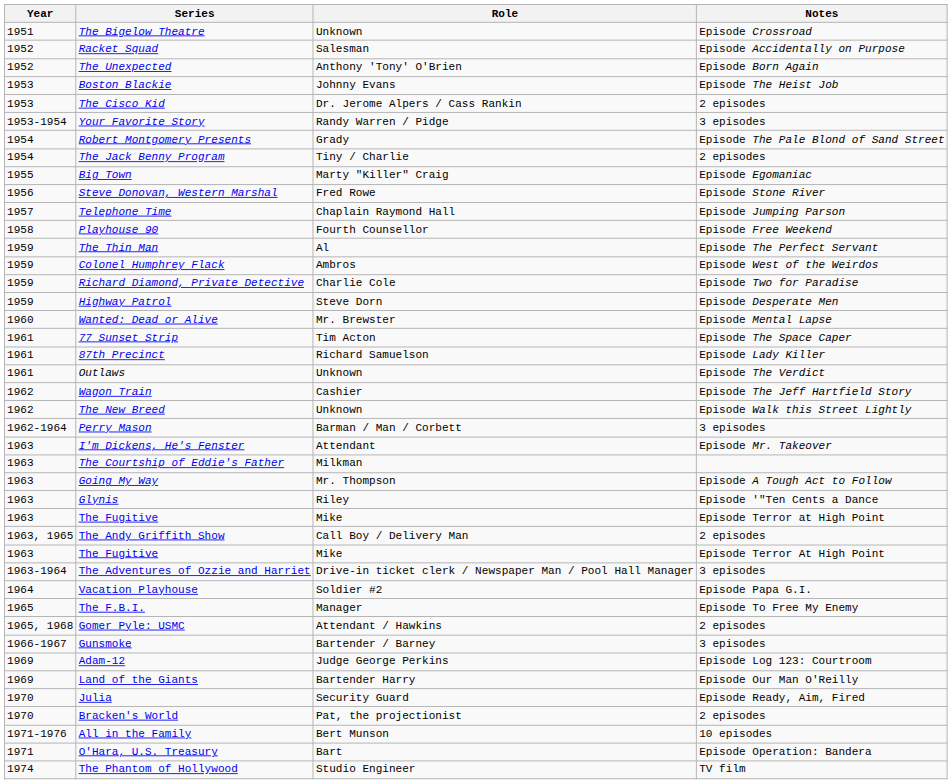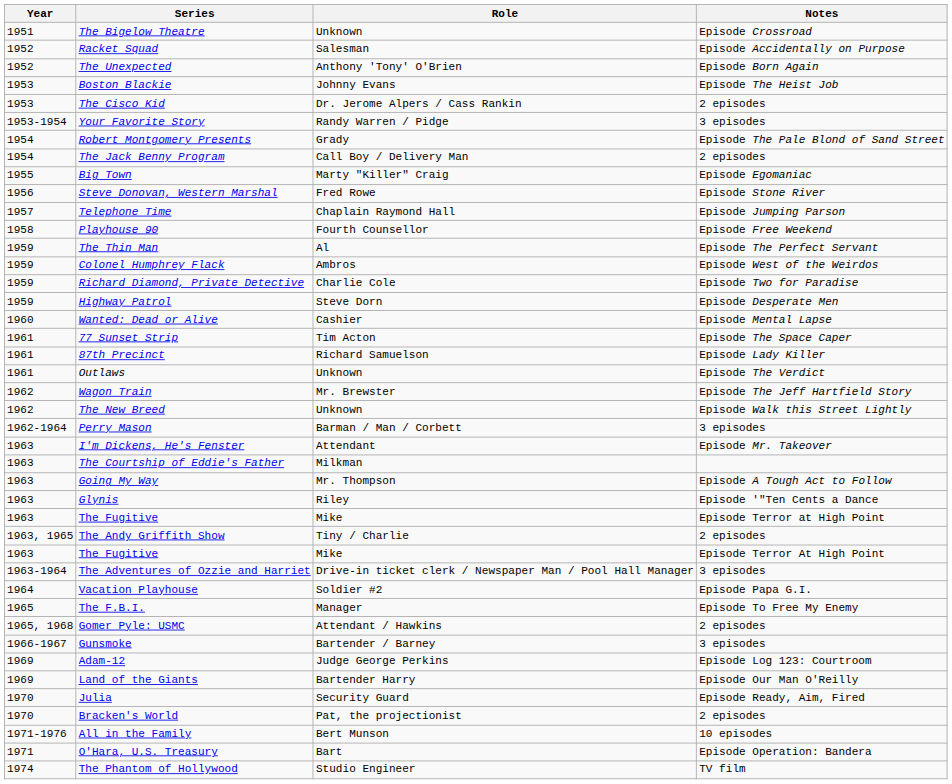(362, 158) Tiny / Charlie -> (392, 158) Call Boy / Delivery Man
(356, 320) Mr. Brewster -> (339, 320) Cashier
(339, 392) Cashier -> (356, 392) Mr. Brewster
(392, 536) Call Boy / Delivery Man -> (362, 536) Tiny / Charlie
